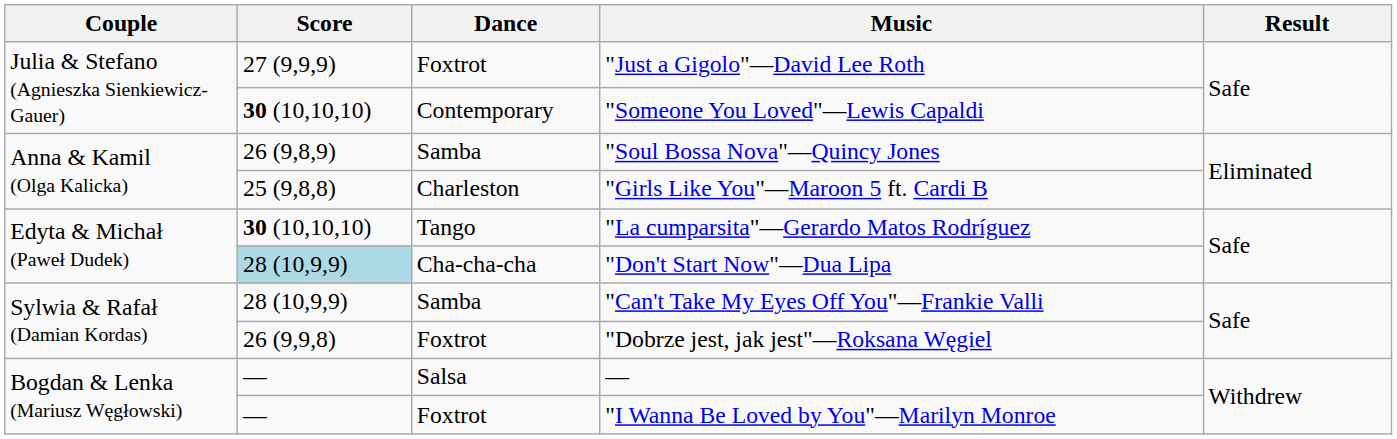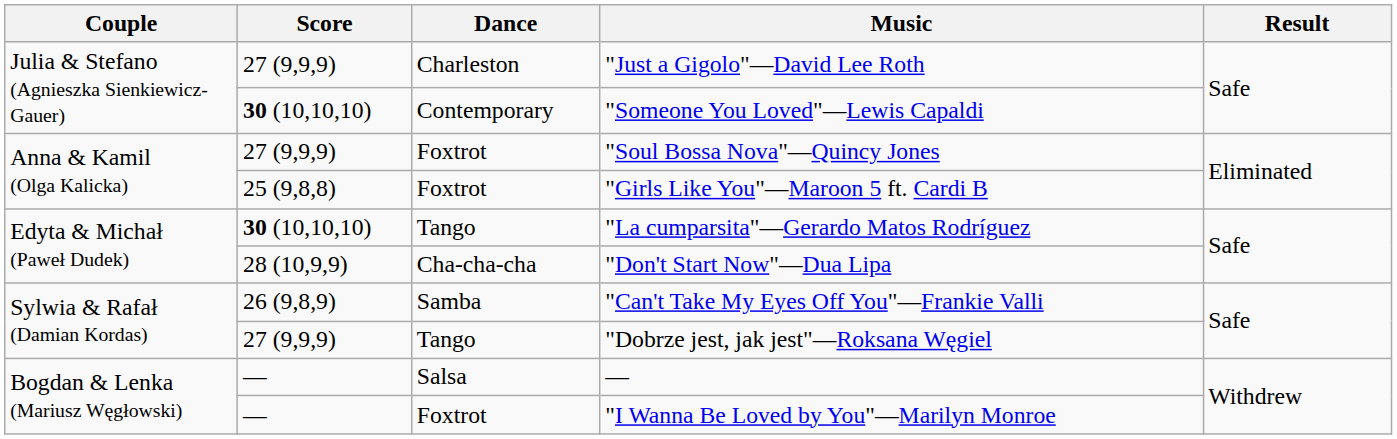(452, 64) Foxtrot -> (468, 64) Charleston
(289, 151) 26 (9,8,9) -> (289, 151) 27 (9,9,9)
(449, 151) Samba -> (452, 151) Foxtrot
(468, 189) Charleston -> (452, 189) Foxtrot
(295, 264) lightblue background -> (295, 264) no background
(295, 301) 28 (10,9,9) -> (289, 301) 26 (9,8,9)
(289, 339) 26 (9,9,8) -> (289, 339) 27 (9,9,9)
(452, 339) Foxtrot -> (446, 339) Tango
